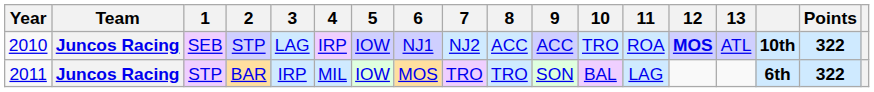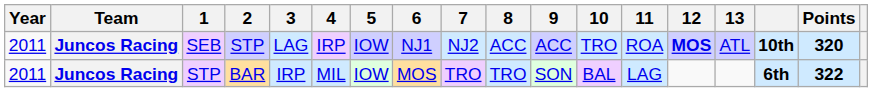(28, 45) 2010 -> (27, 45) 2011
(830, 45) 322 -> (829, 45) 320
